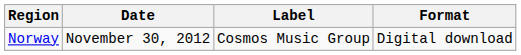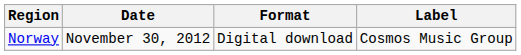columns swapped: (445, 16) <-> (294, 16)
